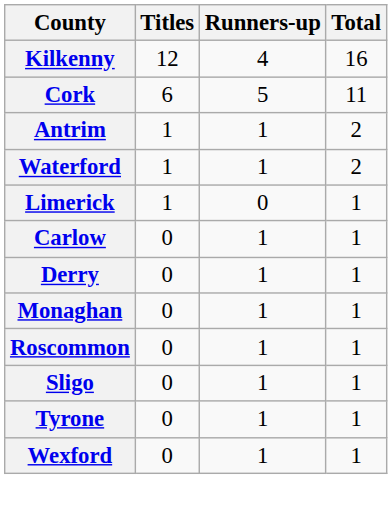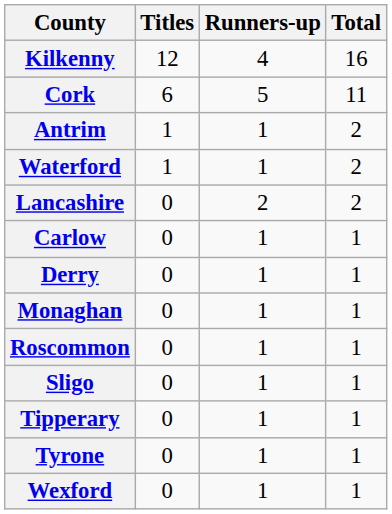- row: (70, 202)
+ row: (70, 202)
+ row: (70, 418)
